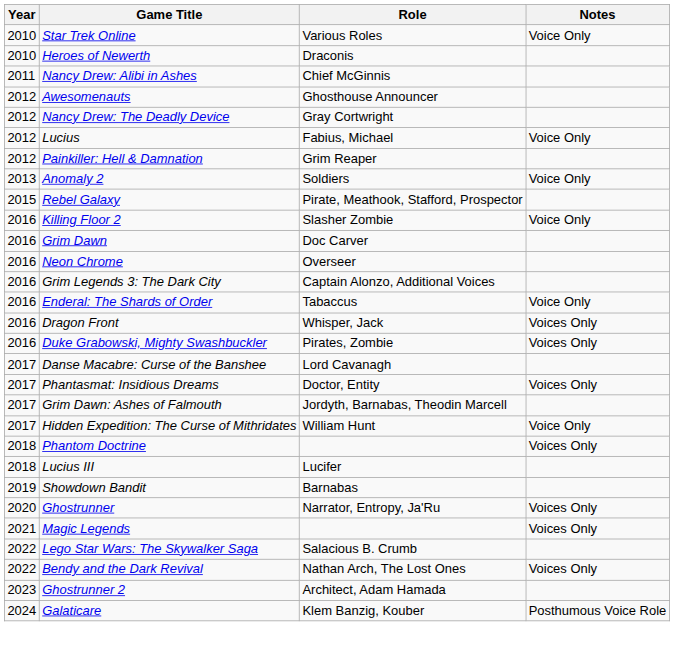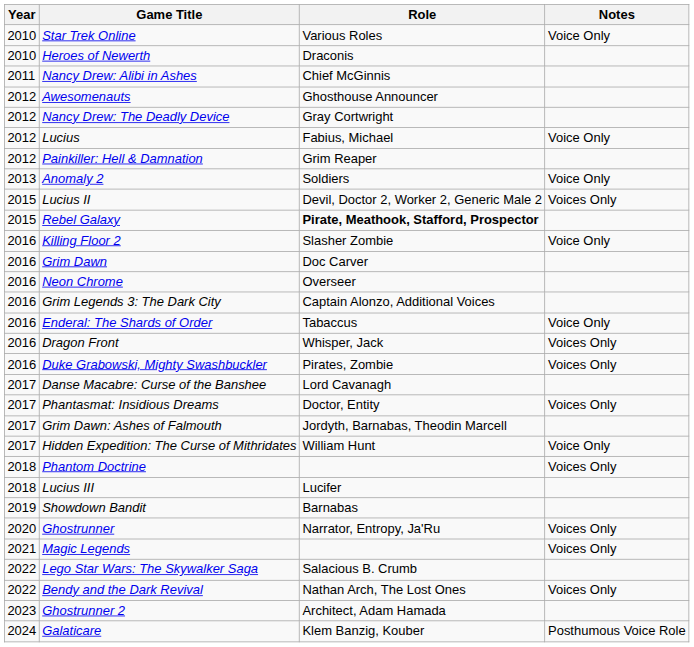+ row: (66, 199)
(413, 199) normal -> (421, 220) bold
